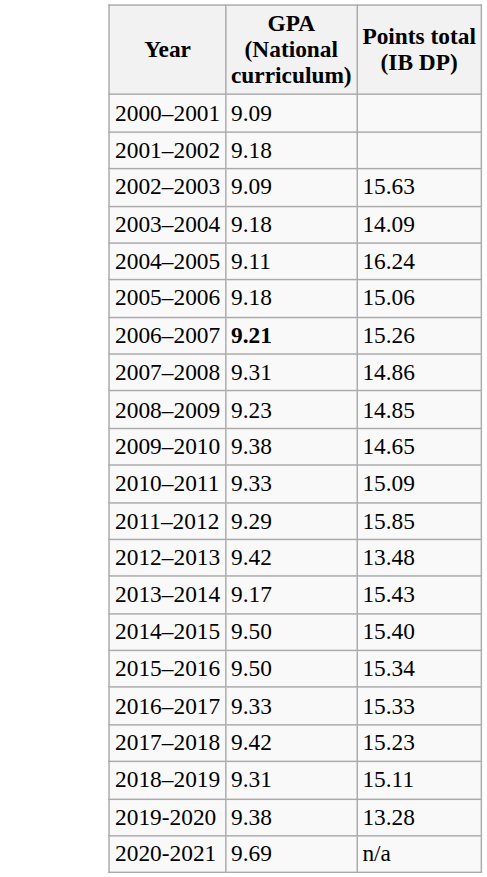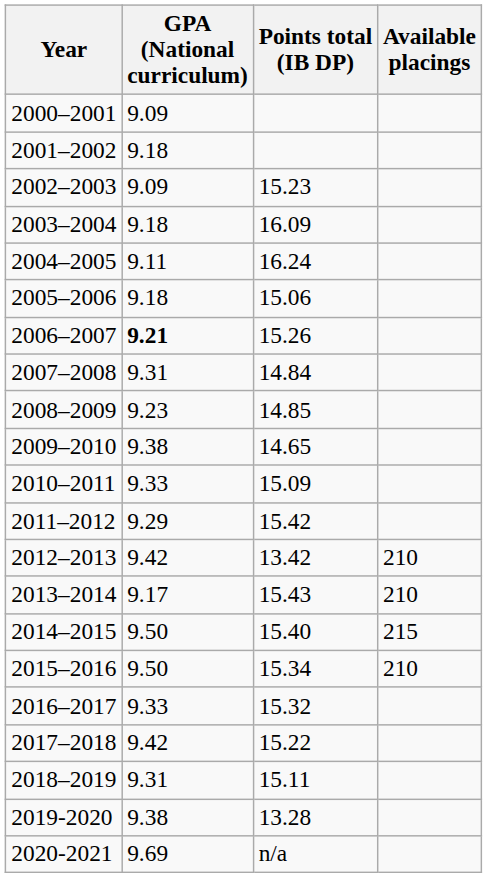+ column: (429, 49)
(389, 187) 15.63 -> (285, 187) 15.23
(389, 224) 14.09 -> (285, 224) 16.09
(389, 372) 14.86 -> (285, 372) 14.84
(389, 520) 15.85 -> (285, 520) 15.42
(389, 557) 13.48 -> (285, 557) 13.42
(389, 705) 15.33 -> (285, 705) 15.32
(389, 742) 15.23 -> (285, 742) 15.22
